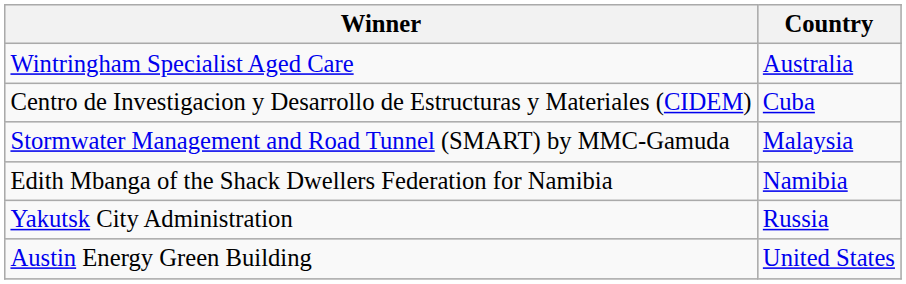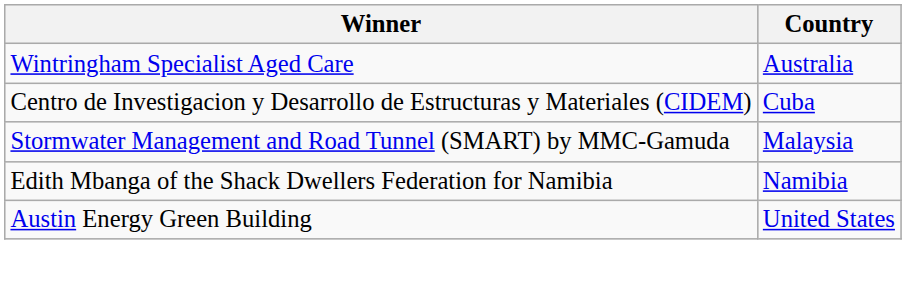- row: (152, 219)
